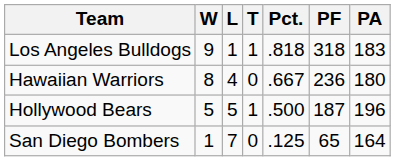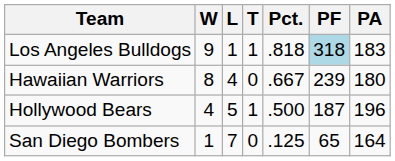(329, 49) no background -> (329, 49) lightblue background
(329, 79) 236 -> (329, 79) 239
(209, 110) 5 -> (209, 110) 4
